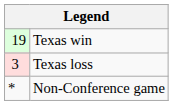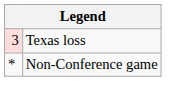- row: (62, 40)
